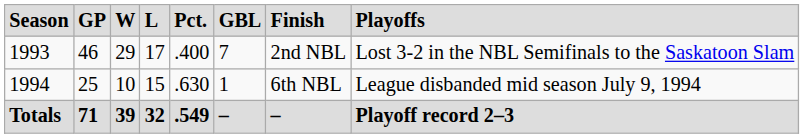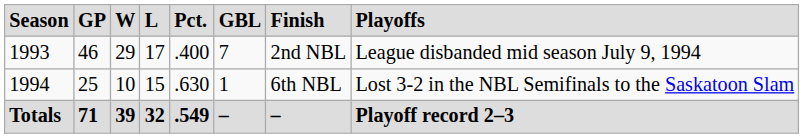(575, 52) Lost 3-2 in the NBL Semifinals to the Saskatoon Slam -> (528, 52) League disbanded mid season July 9, 1994
(528, 84) League disbanded mid season July 9, 1994 -> (575, 84) Lost 3-2 in the NBL Semifinals to the Saskatoon Slam
